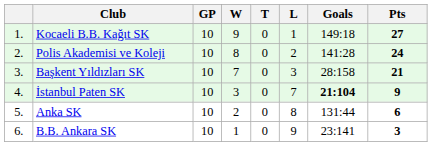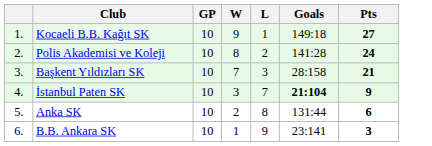- column: (265, 14)
